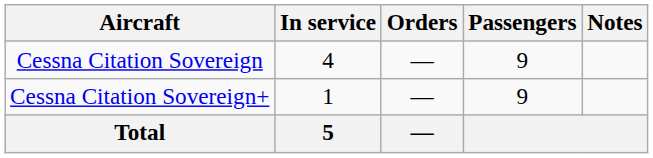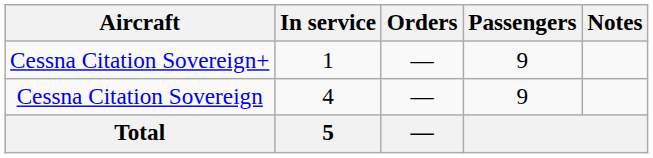rows swapped: (140, 59) <-> (140, 96)
